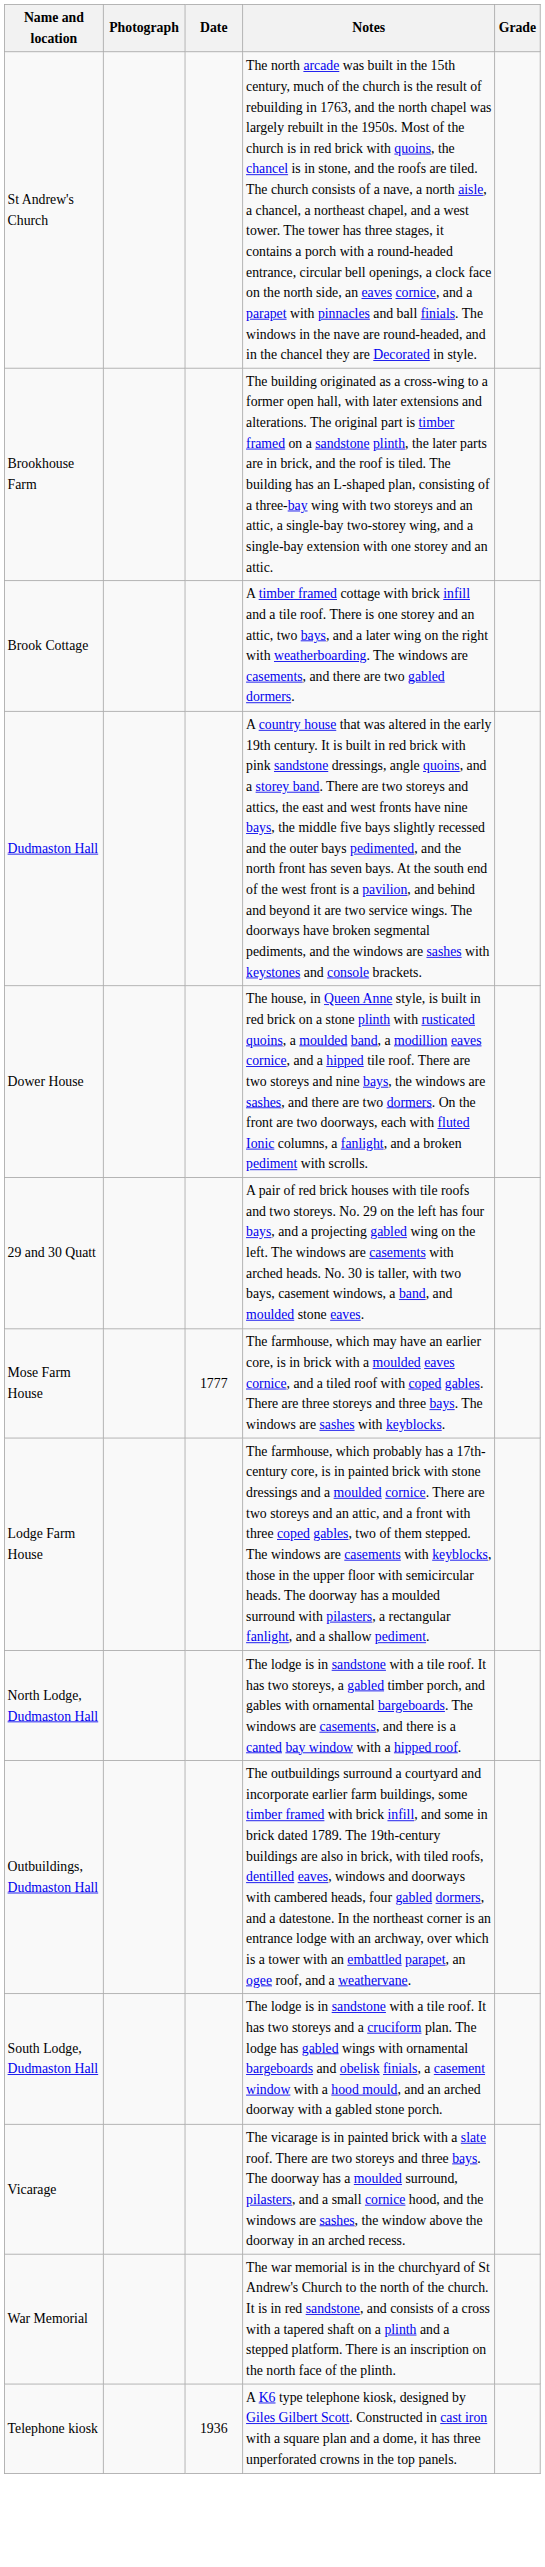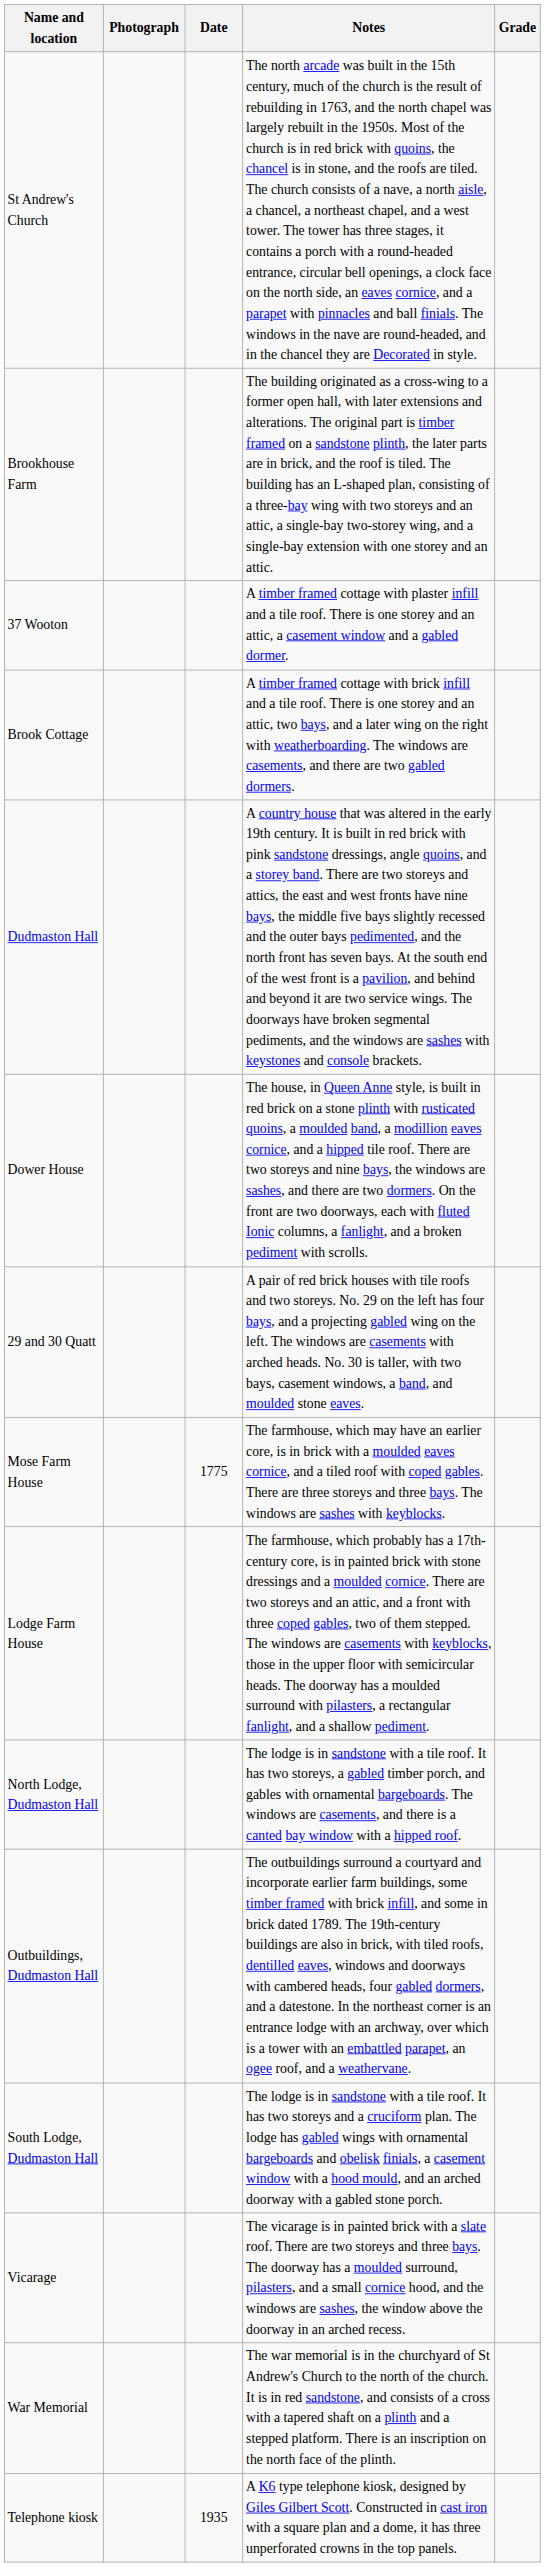+ row: (38, 625)
(214, 1383) 1777 -> (214, 1472) 1775
(214, 2428) 1936 -> (214, 2517) 1935
